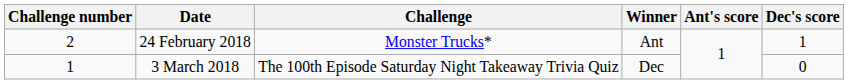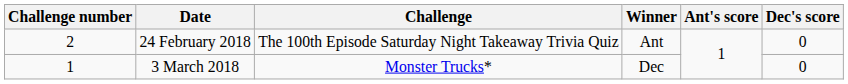(438, 41) Monster Trucks* -> (438, 41) The 100th Episode Saturday Night Takeaway Trivia Quiz
(803, 41) 1 -> (803, 41) 0
(438, 66) The 100th Episode Saturday Night Takeaway Trivia Quiz -> (438, 66) Monster Trucks*
